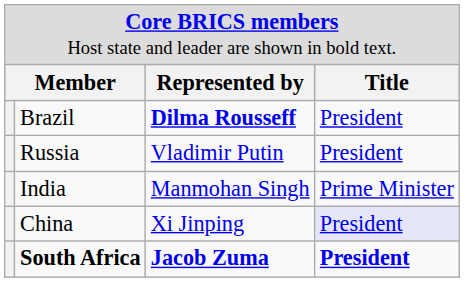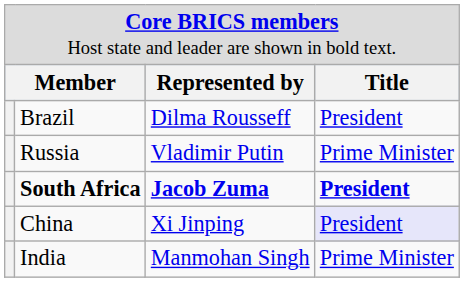(223, 117) bold -> (221, 117) normal
(361, 152) President -> (387, 152) Prime Minister
rows swapped: (43, 188) <-> (80, 258)
